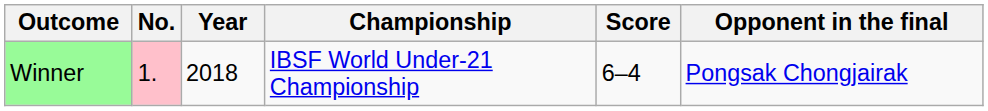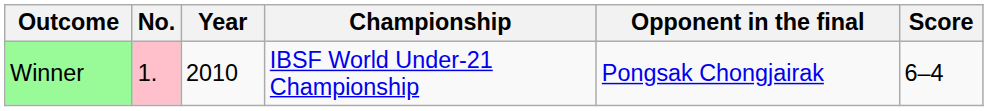columns swapped: (832, 23) <-> (638, 23)
(212, 73) 2018 -> (212, 73) 2010
